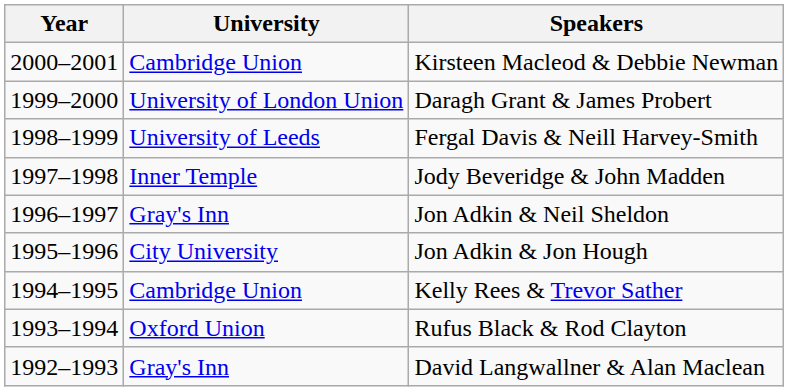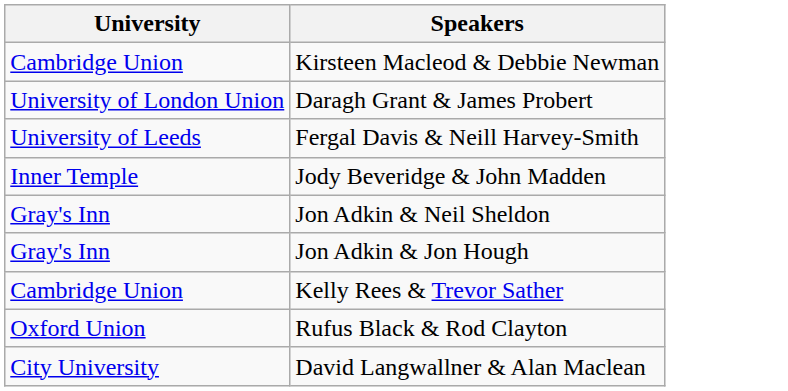- column: (64, 23)
(204, 251) City University -> (60, 251) Gray's Inn
(179, 366) Gray's Inn -> (85, 366) City University
